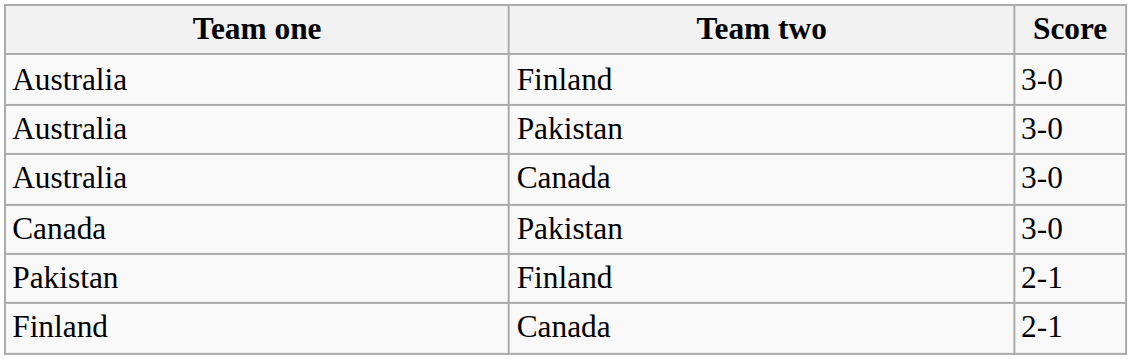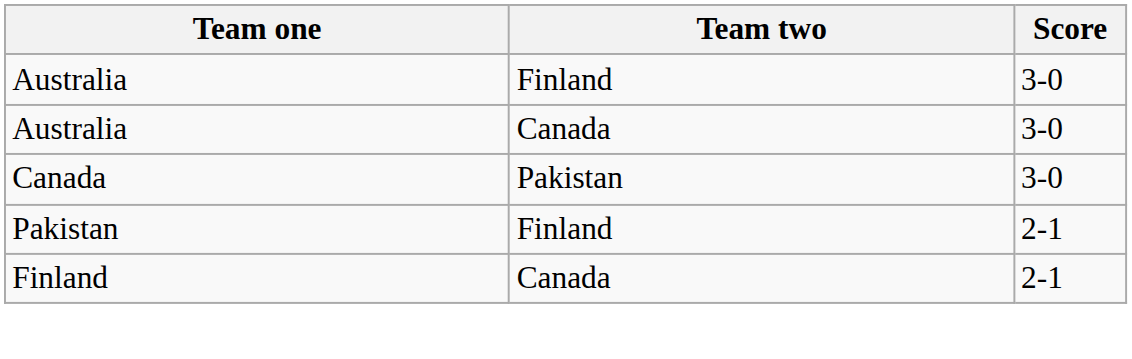- row: (70, 128)
